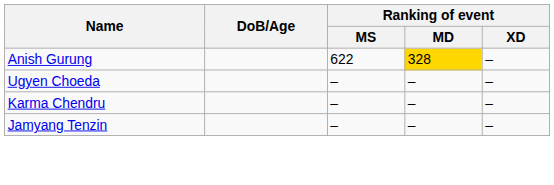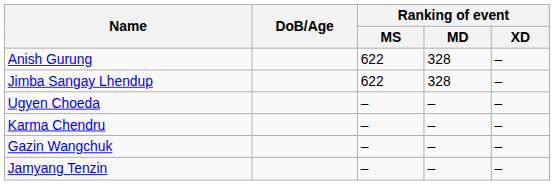(419, 59) gold background -> (439, 59) no background
+ row: (80, 81)
+ row: (60, 147)
